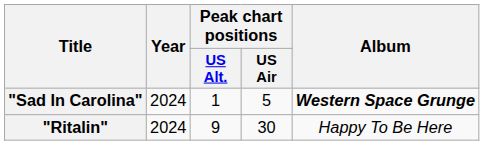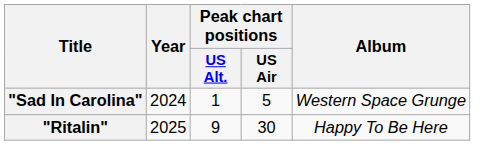(385, 101) bold -> (381, 101) normal
(168, 127) 2024 -> (168, 127) 2025
